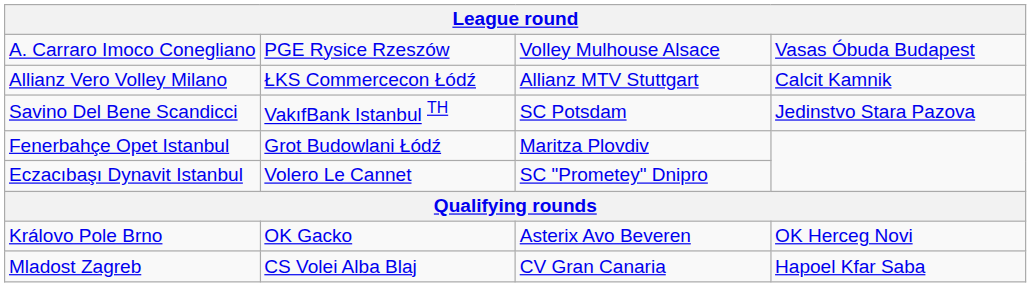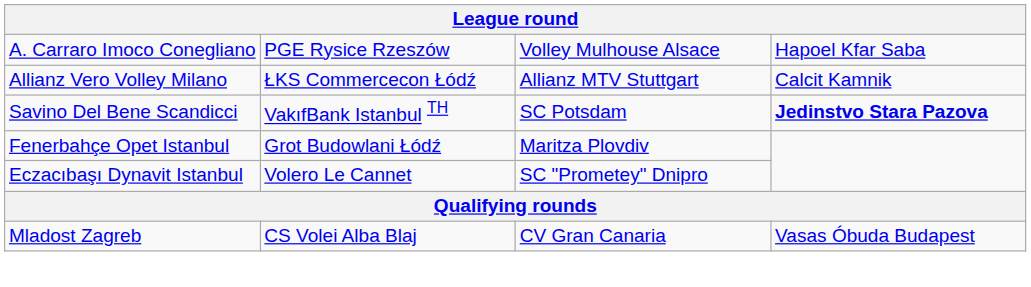(875, 49) Vasas Óbuda Budapest -> (850, 49) Hapoel Kfar Saba
(875, 112) normal -> (881, 112) bold
- row: (86, 236)
(850, 266) Hapoel Kfar Saba -> (875, 236) Vasas Óbuda Budapest
